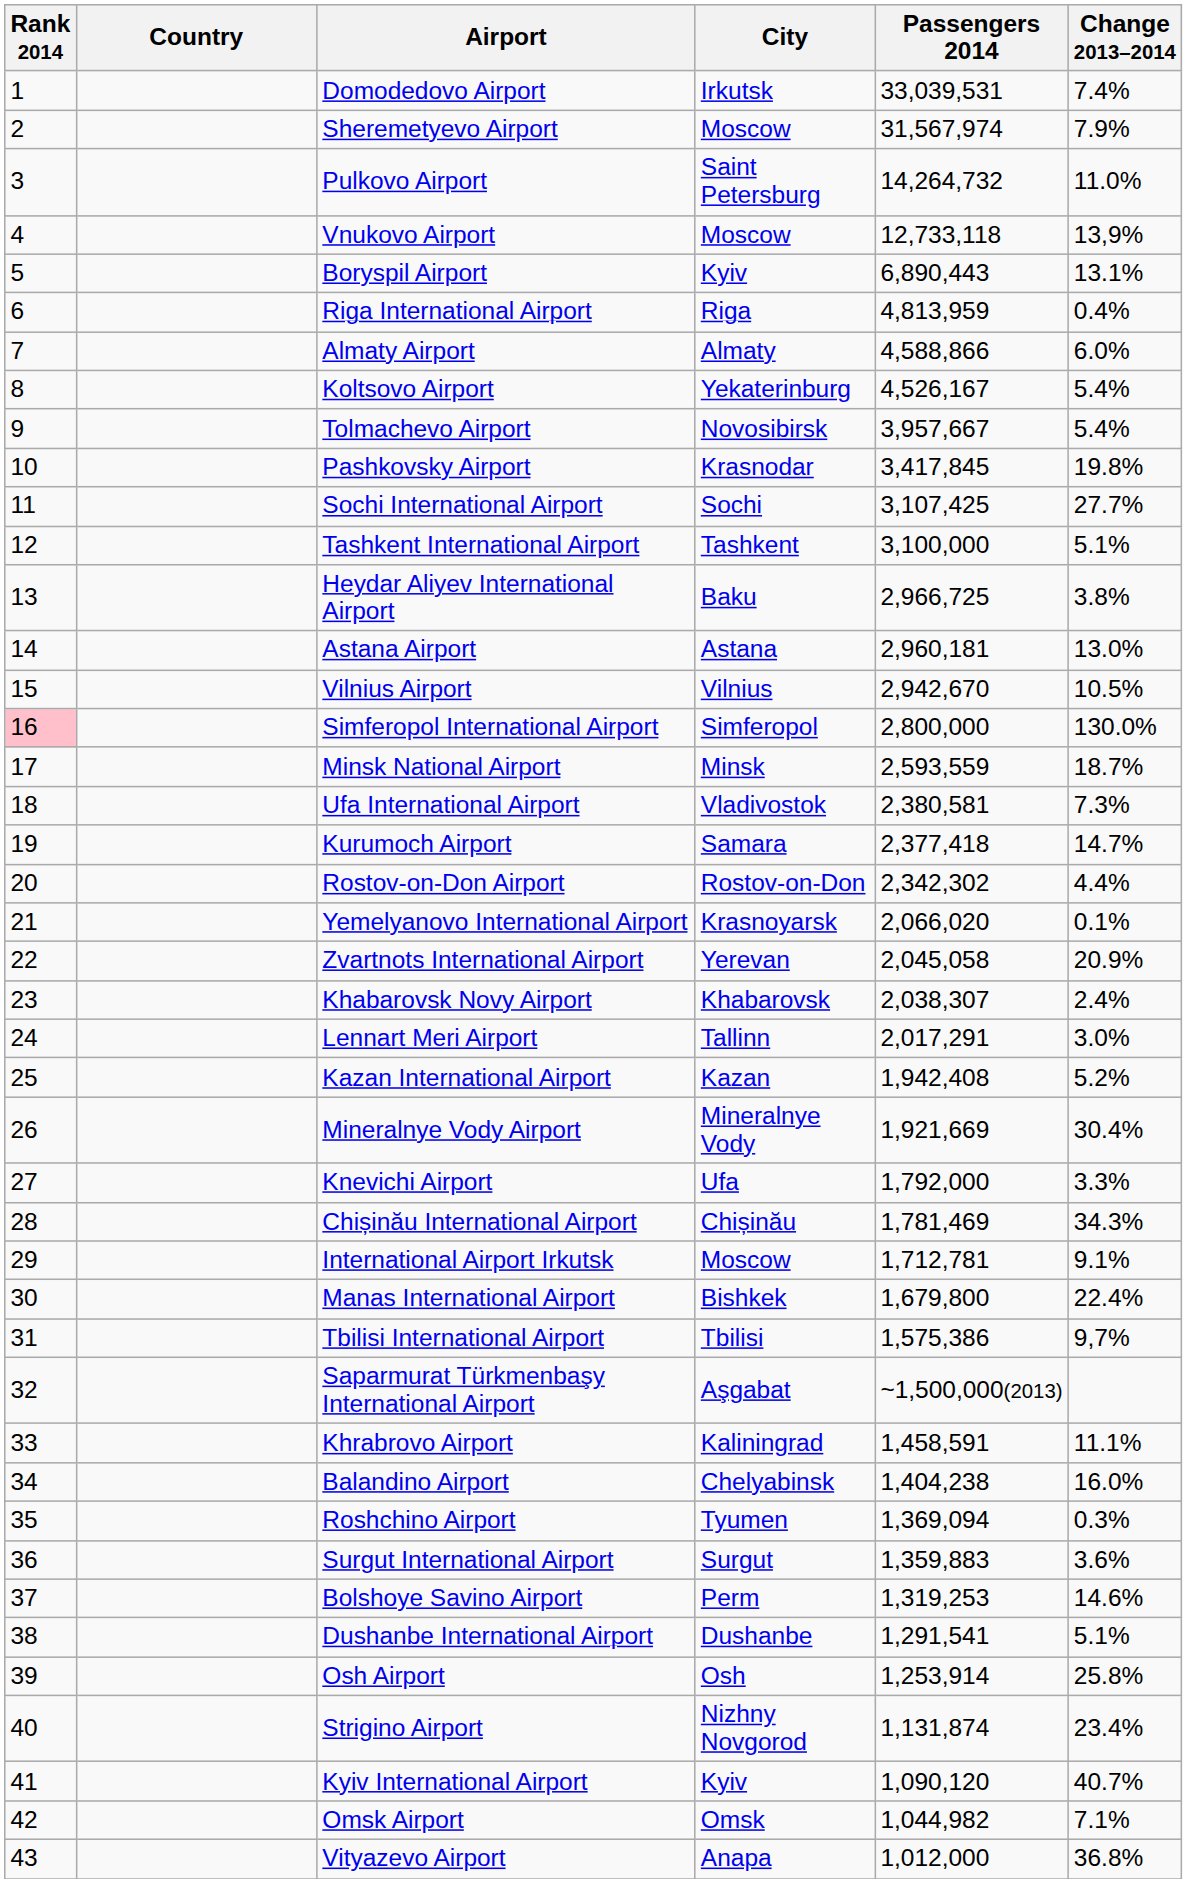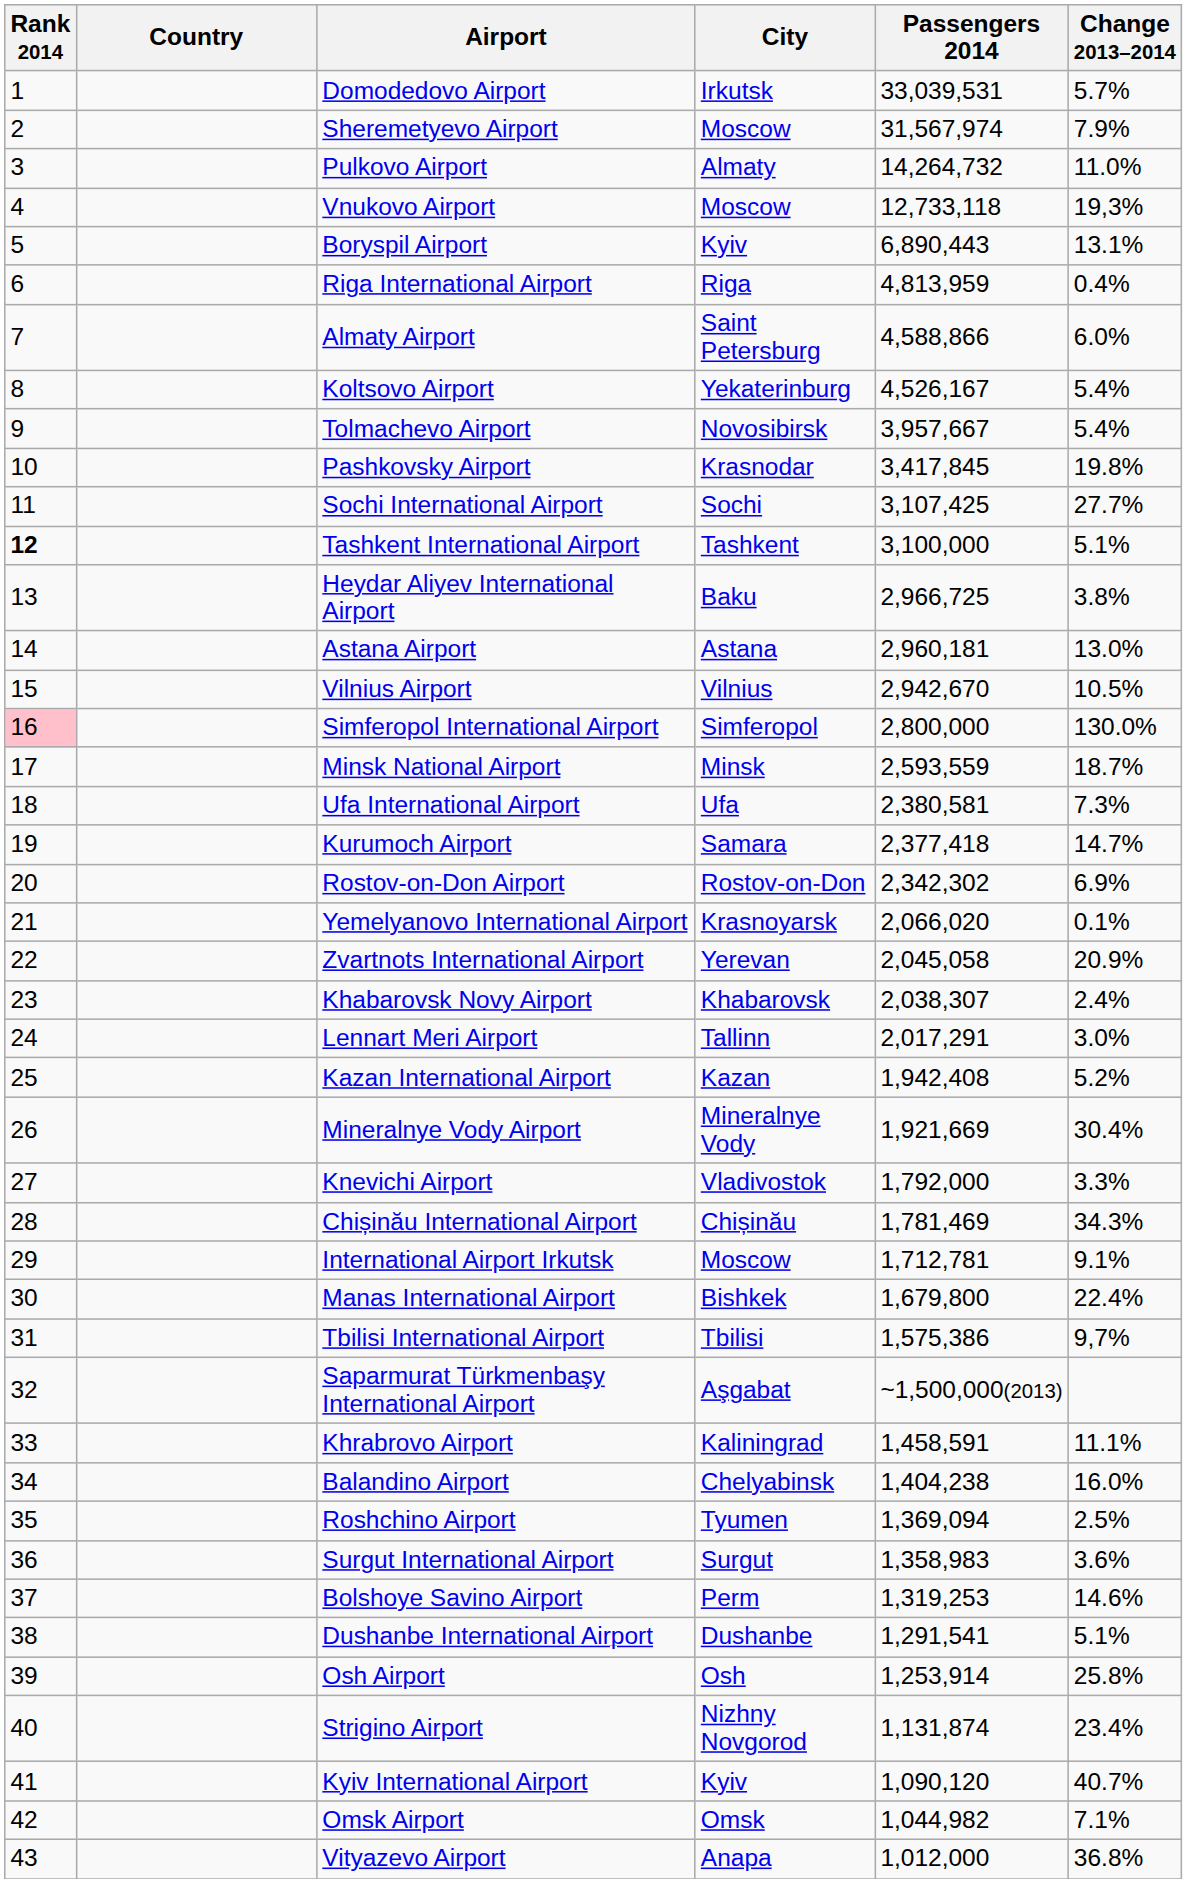(1102, 90) 7.4% -> (1102, 90) 5.7%
(761, 181) Saint Petersburg -> (738, 167) Almaty
(1109, 234) 13,9% -> (1109, 206) 19,3%
(738, 350) Almaty -> (761, 336) Saint Petersburg
(24, 544) normal -> (24, 544) bold
(763, 805) Vladivostok -> (720, 805) Ufa
(1102, 883) 4.4% -> (1102, 883) 6.9%
(720, 1182) Ufa -> (763, 1182) Vladivostok
(1102, 1520) 0.3% -> (1102, 1520) 2.5%
(935, 1559) 1,359,883 -> (935, 1559) 1,358,983
